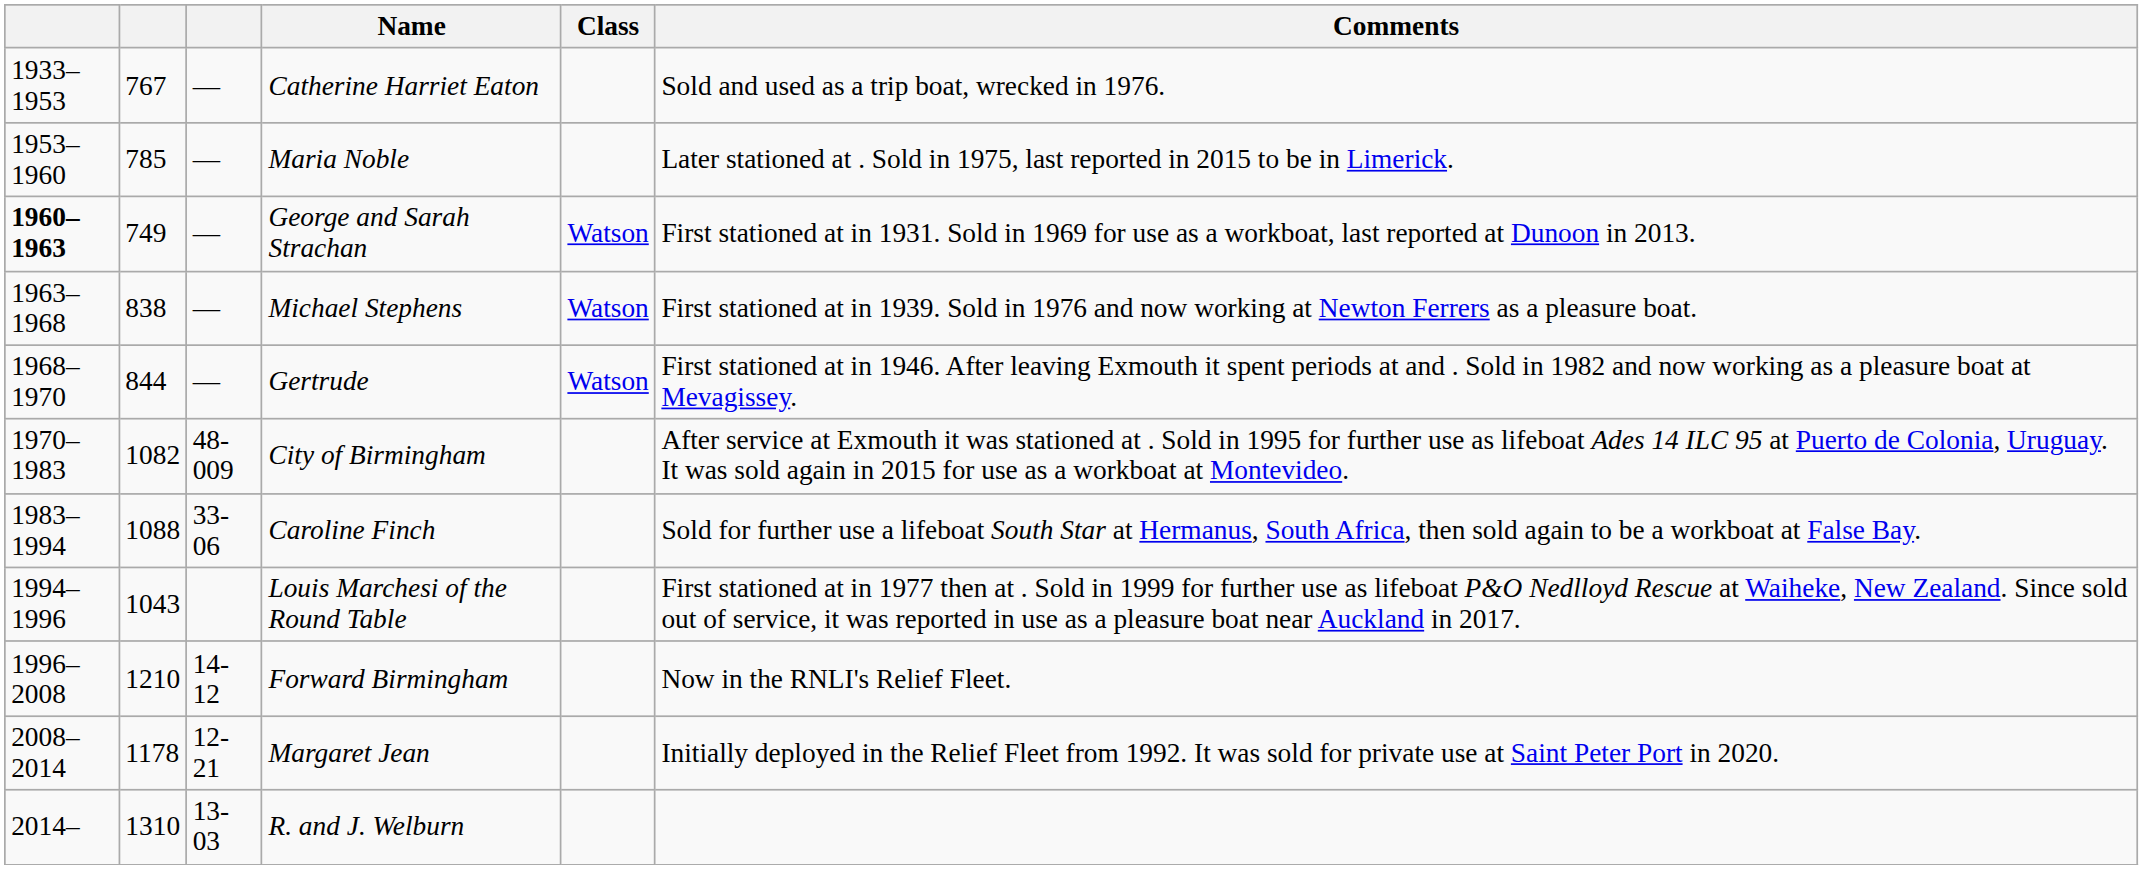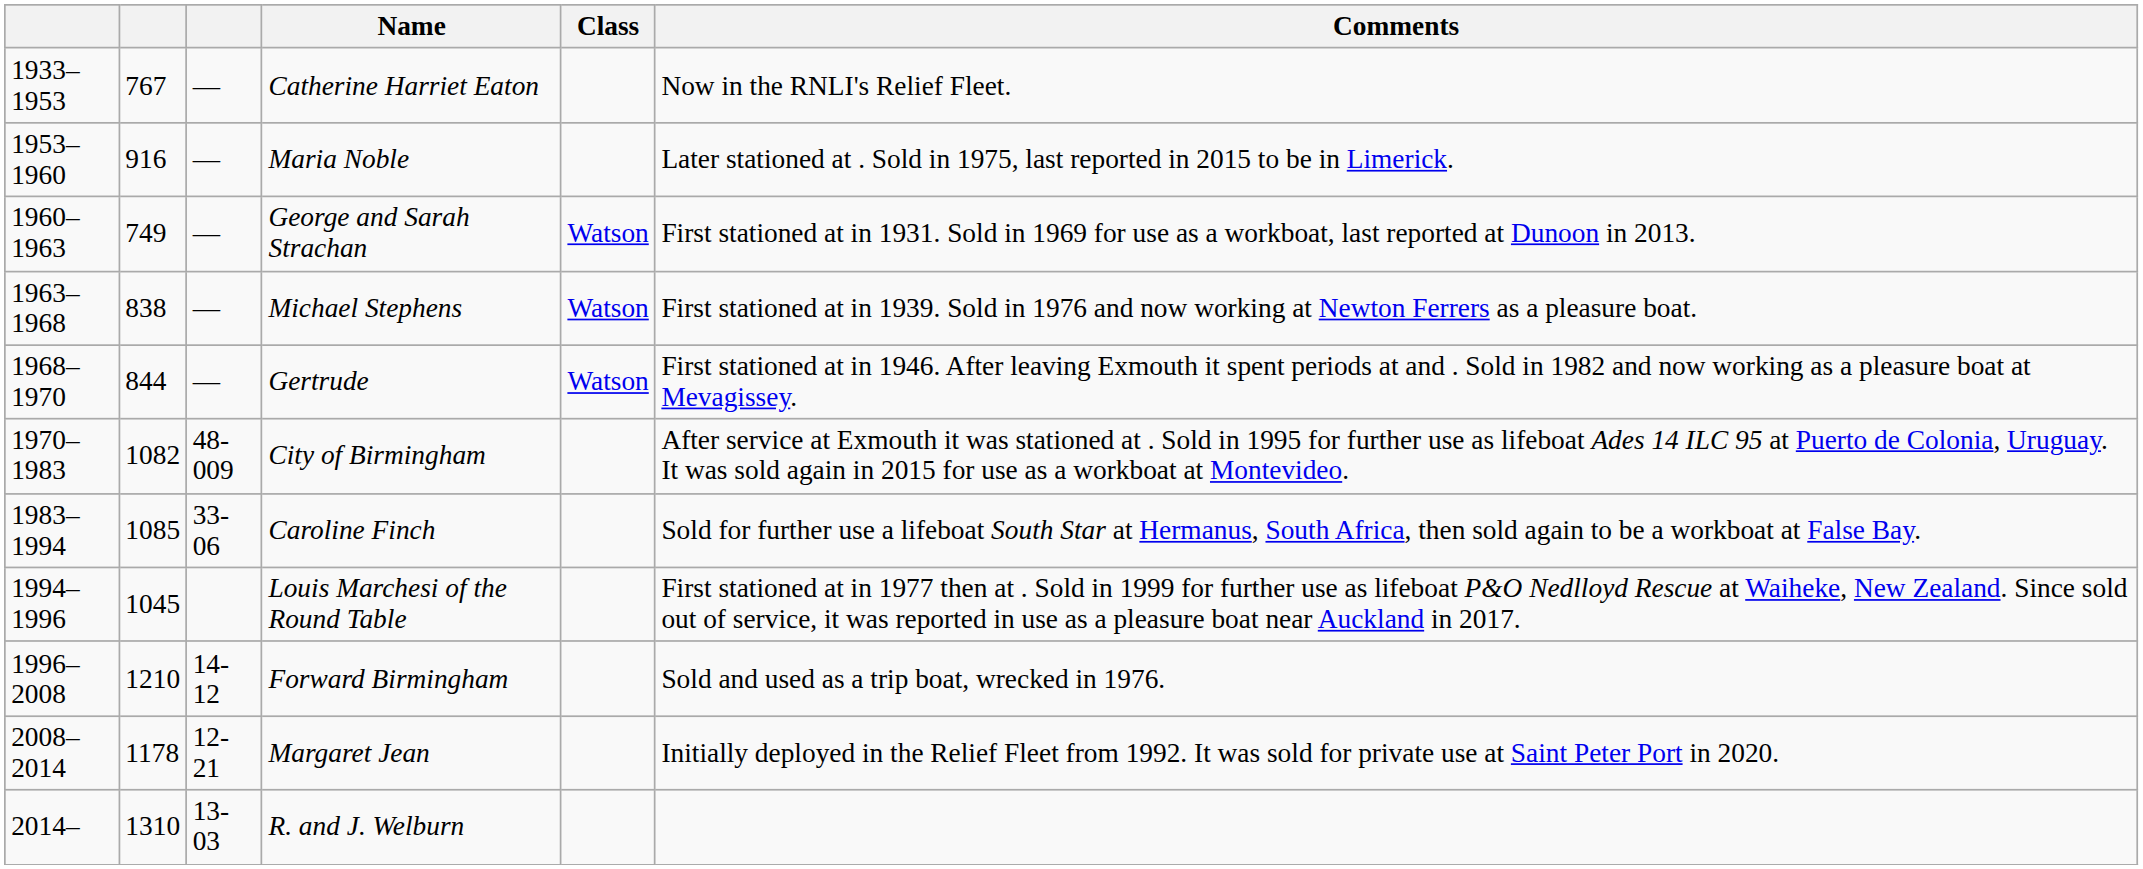(913, 84) Sold and used as a trip boat, wrecked in 1976. -> (836, 84) Now in the RNLI's Relief Fleet.
(146, 159) 785 -> (146, 159) 916
(45, 233) bold -> (45, 233) normal
(153, 530) 1088 -> (153, 530) 1085
(153, 604) 1043 -> (153, 604) 1045
(836, 678) Now in the RNLI's Relief Fleet. -> (913, 678) Sold and used as a trip boat, wrecked in 1976.
